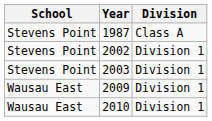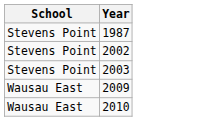- column: (170, 14)
